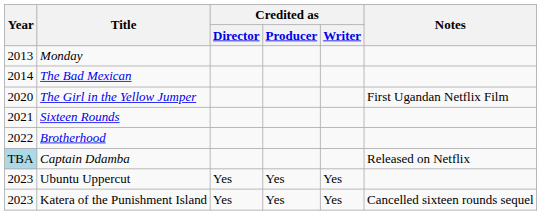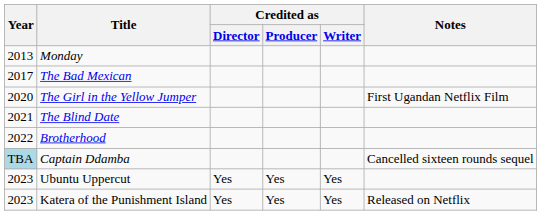(20, 76) 2014 -> (20, 76) 2017
+ row: (80, 117)
- row: (80, 117)
(418, 158) Released on Netflix -> (450, 158) Cancelled sixteen rounds sequel
(450, 199) Cancelled sixteen rounds sequel -> (418, 199) Released on Netflix
